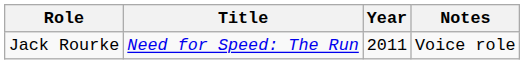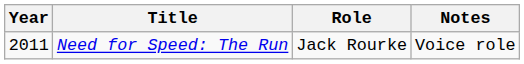columns swapped: (387, 18) <-> (64, 18)
